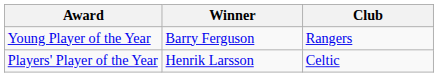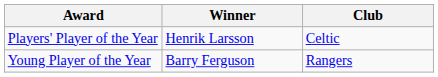rows swapped: (83, 60) <-> (79, 38)
